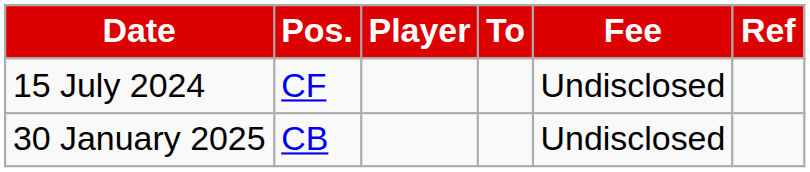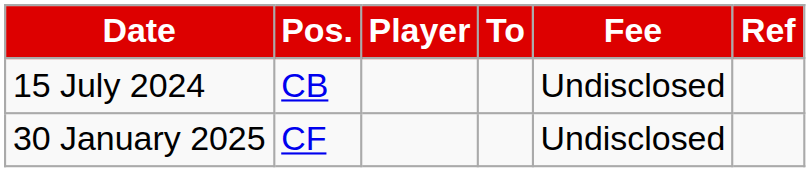(304, 85) CF -> (305, 85) CB
(305, 138) CB -> (304, 138) CF
